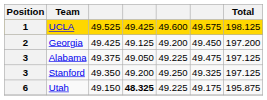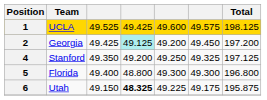(139, 42) no background -> (138, 42) paleturquoise background
- row: (68, 58)
(25, 73) 3 -> (25, 58) 4
+ row: (63, 73)
